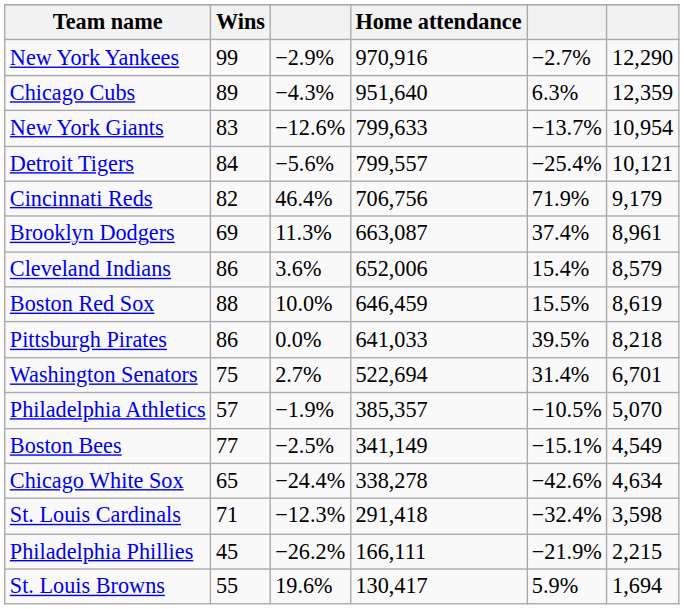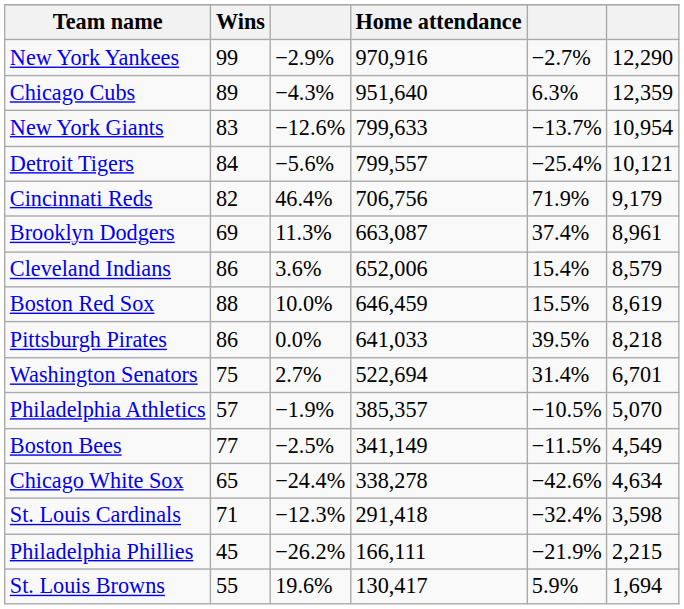(567, 445) −15.1% -> (566, 445) −11.5%
